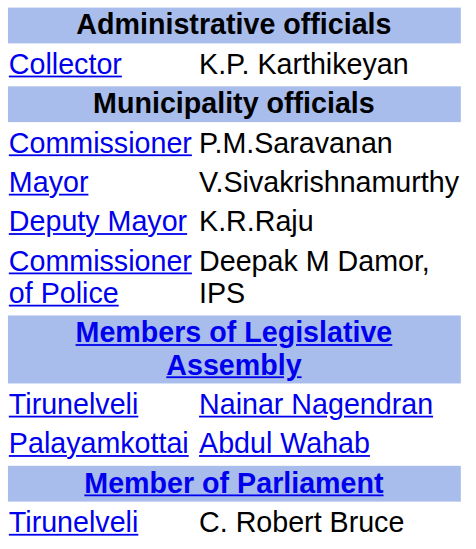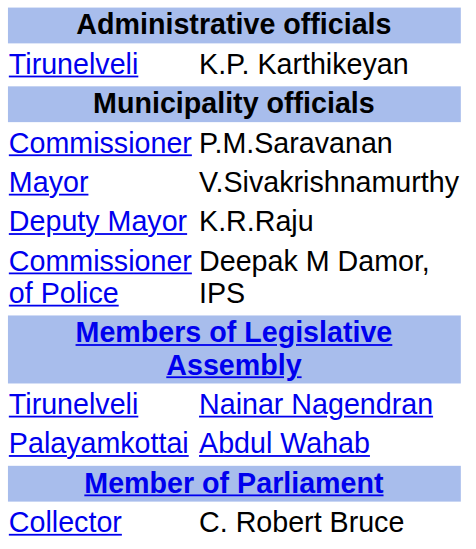(65, 64) Collector -> (74, 64) Tirunelveli
(74, 522) Tirunelveli -> (65, 522) Collector
